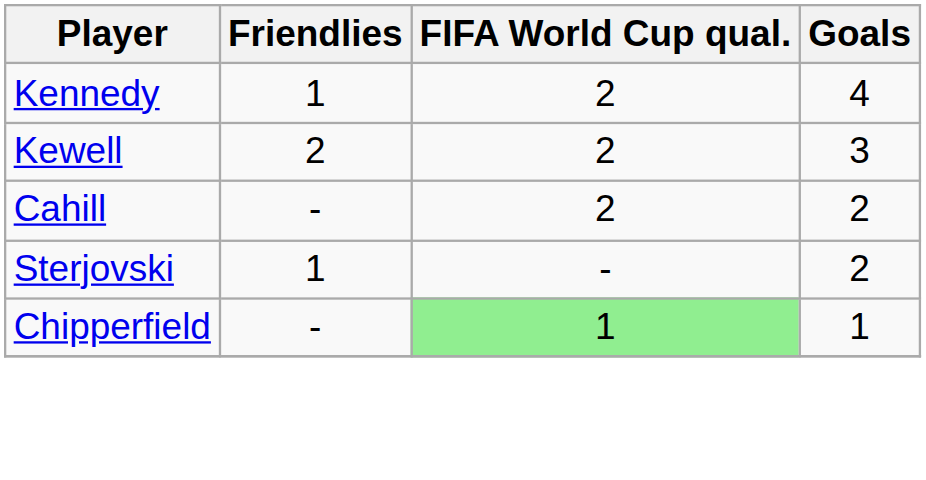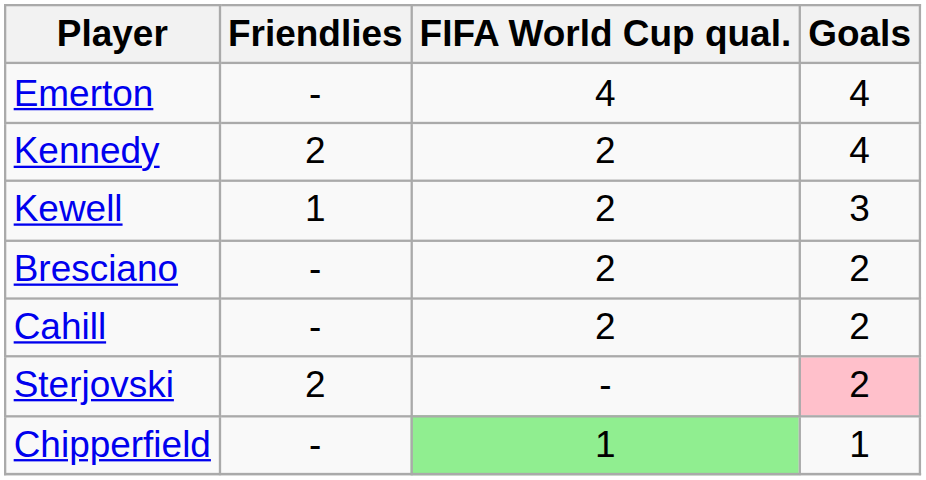+ row: (84, 92)
(315, 92) 1 -> (315, 151) 2
(315, 151) 2 -> (315, 209) 1
+ row: (96, 268)
(315, 268) 1 -> (315, 385) 2
(860, 268) no background -> (860, 385) pink background
